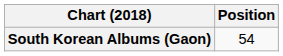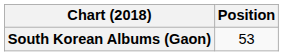(247, 39) 54 -> (247, 39) 53
